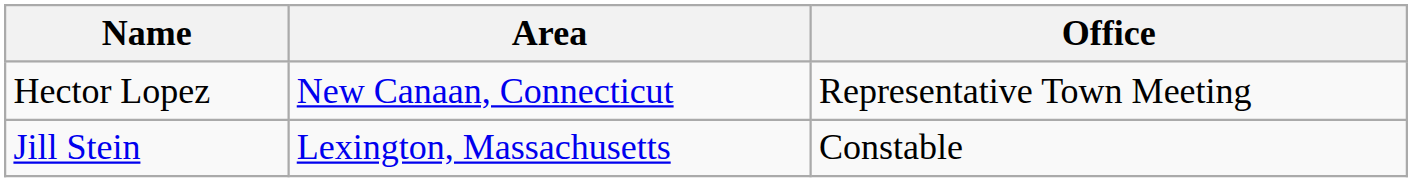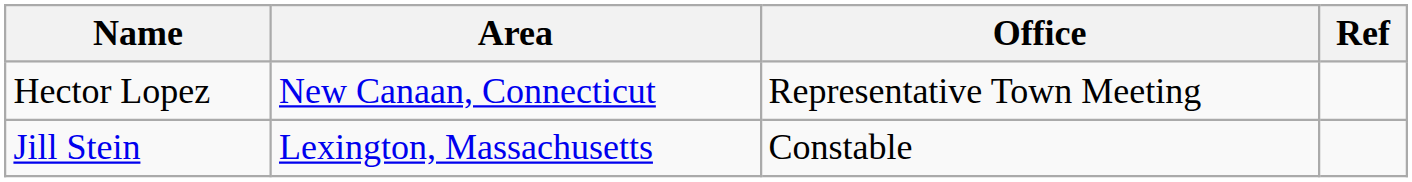+ column: (1363, 33)
